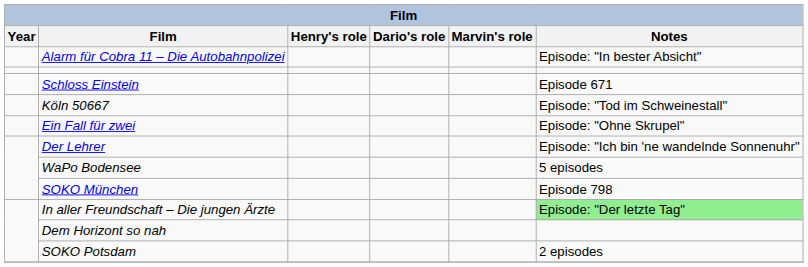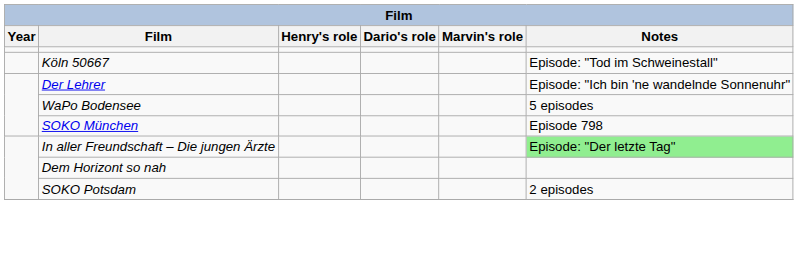- row: (22, 57)
- row: (22, 84)
- row: (22, 126)
